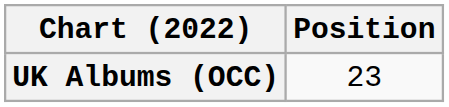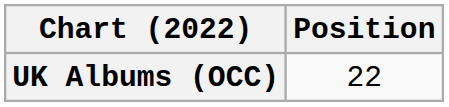(364, 78) 23 -> (364, 78) 22
